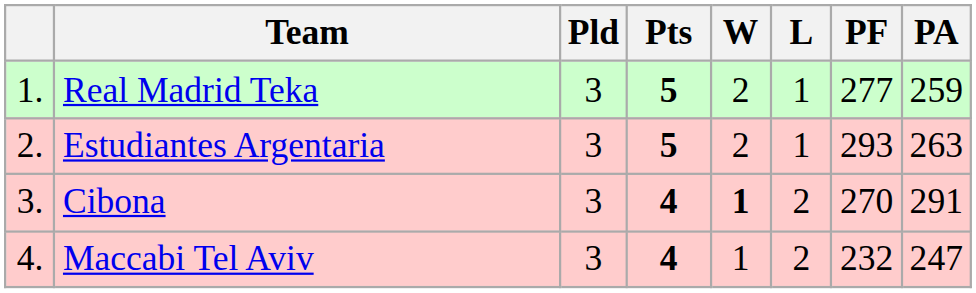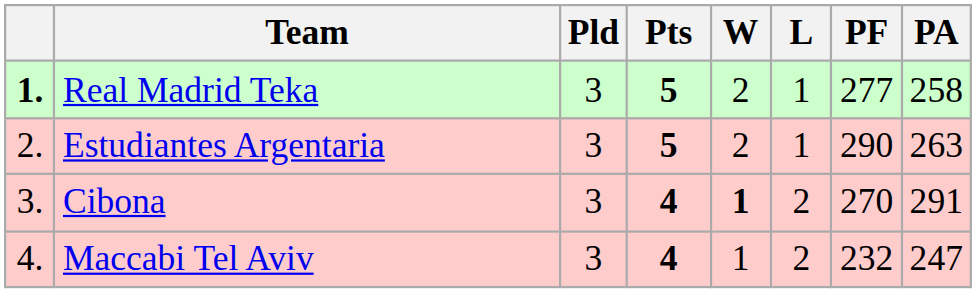(30, 88) normal -> (30, 88) bold
(936, 88) 259 -> (936, 88) 258
(867, 145) 293 -> (867, 145) 290
